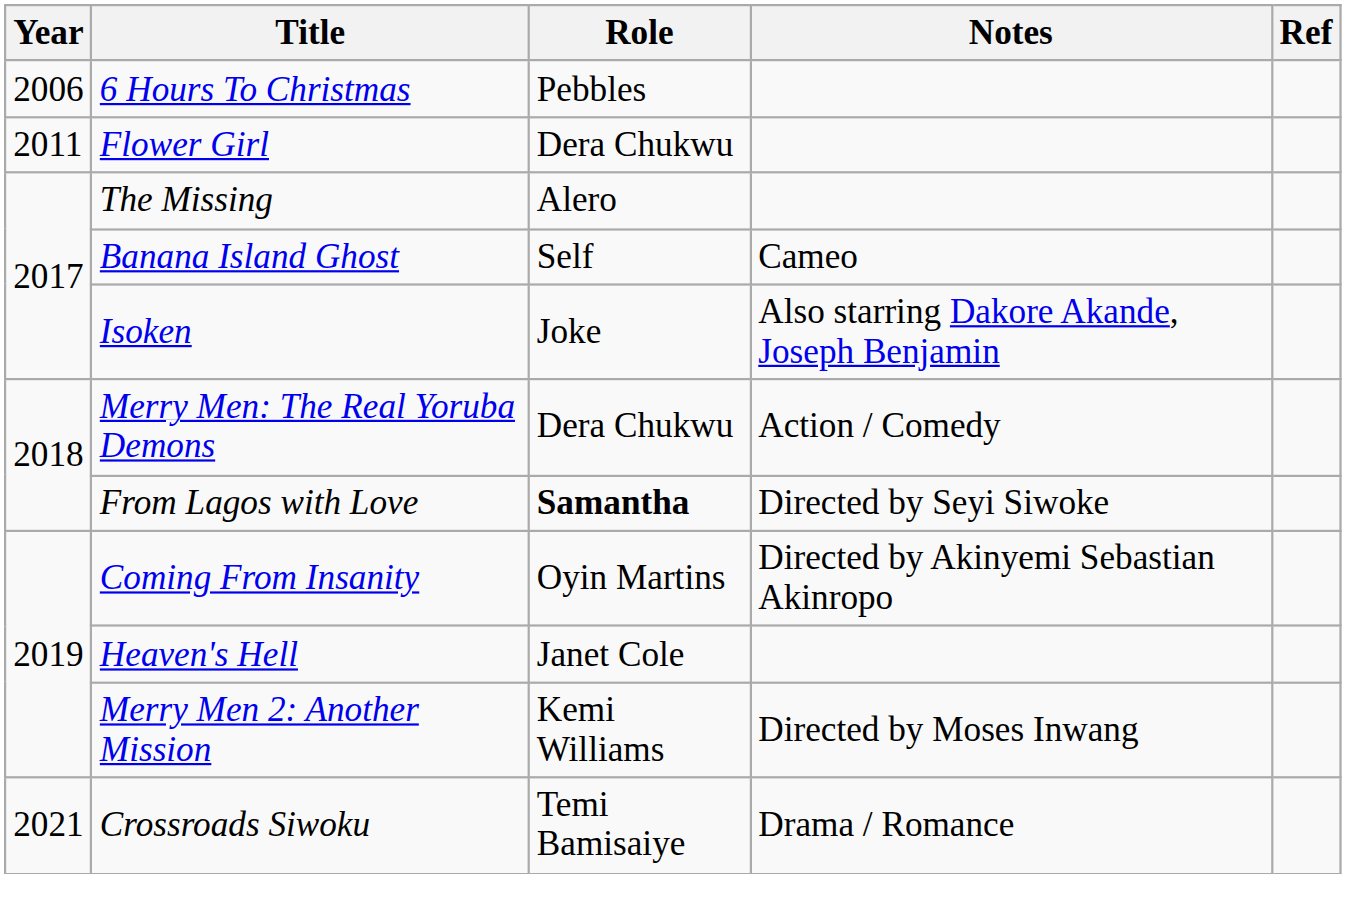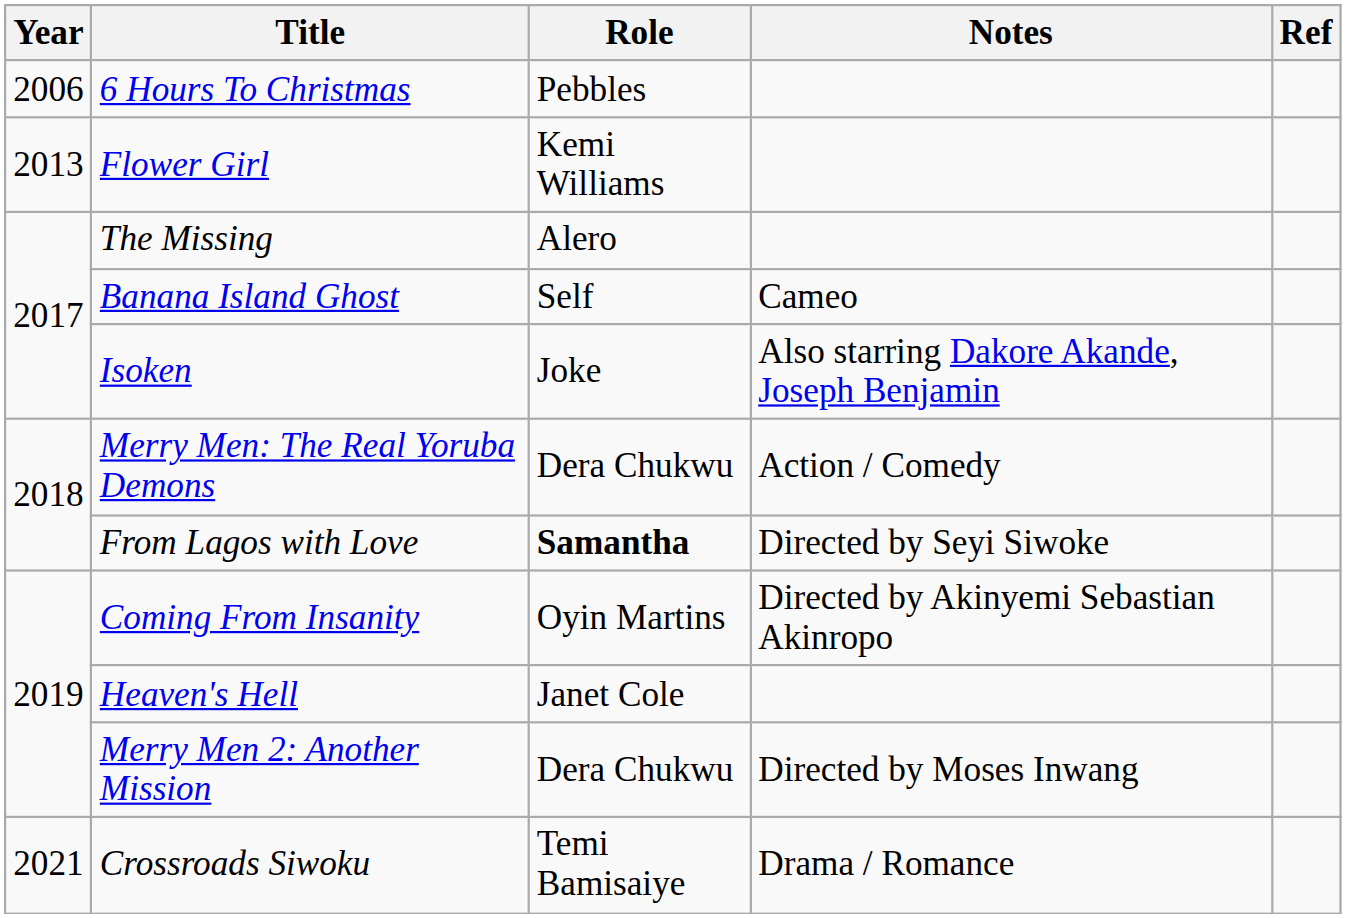(48, 144) 2011 -> (48, 163) 2013
(635, 144) Dera Chukwu -> (601, 163) Kemi Williams
(601, 729) Kemi Williams -> (635, 768) Dera Chukwu
